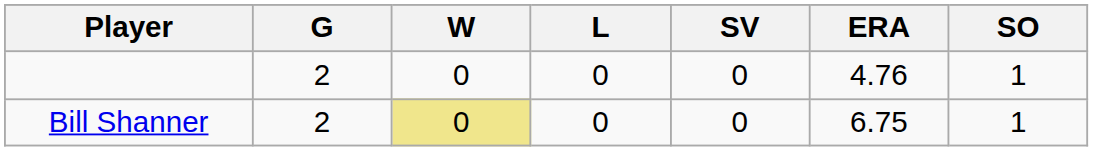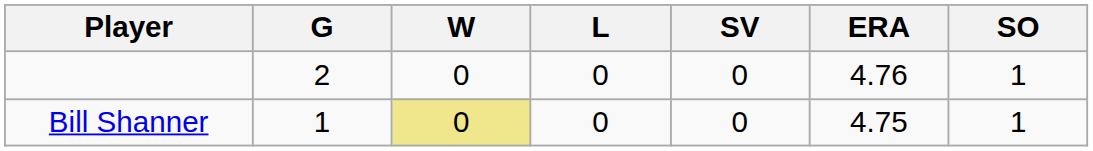(322, 121) 2 -> (322, 121) 1
(879, 121) 6.75 -> (879, 121) 4.75
